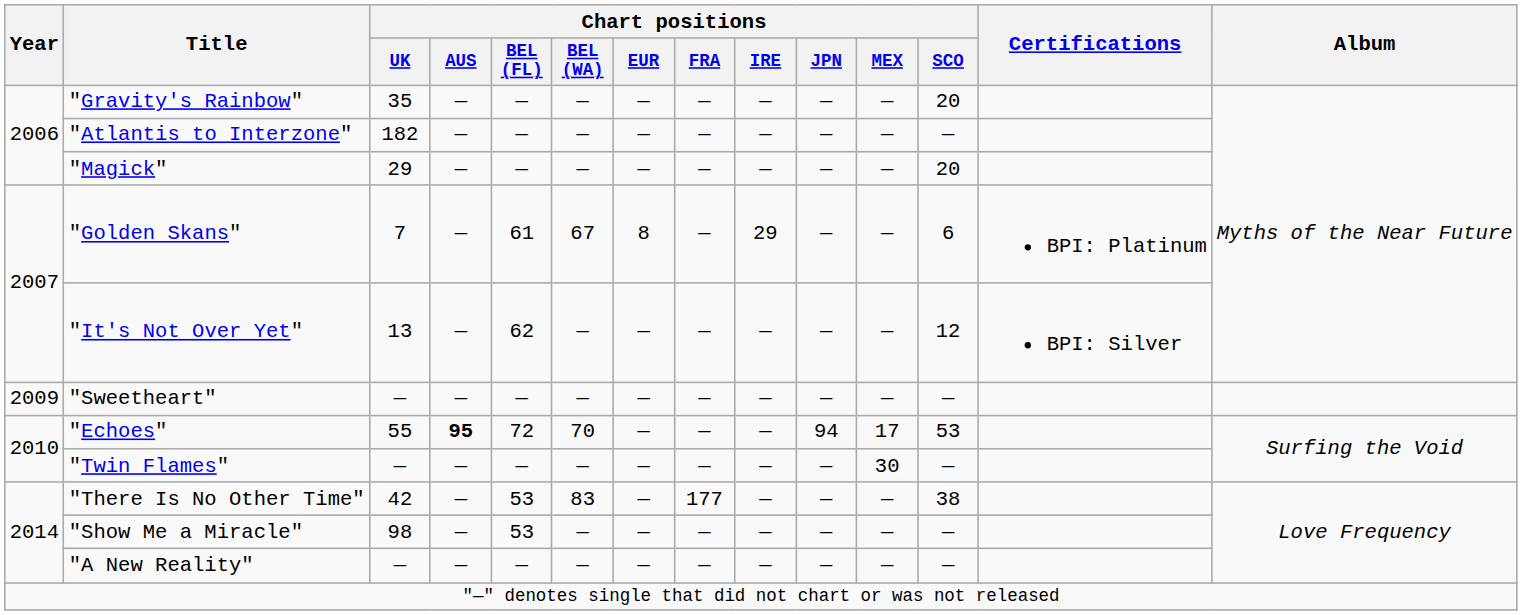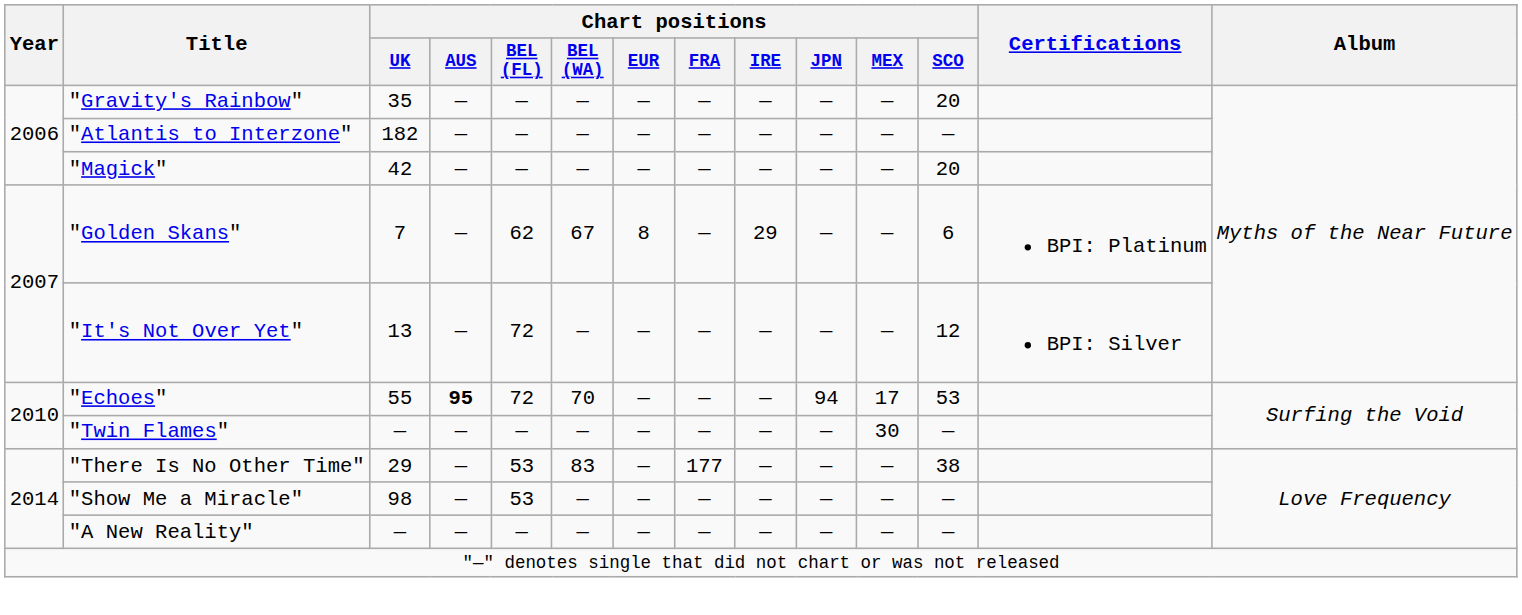(400, 168) 29 -> (400, 168) 42
(522, 234) 61 -> (522, 234) 62
(522, 333) 62 -> (522, 333) 72
- row: (143, 398)
(400, 499) 42 -> (400, 465) 29
